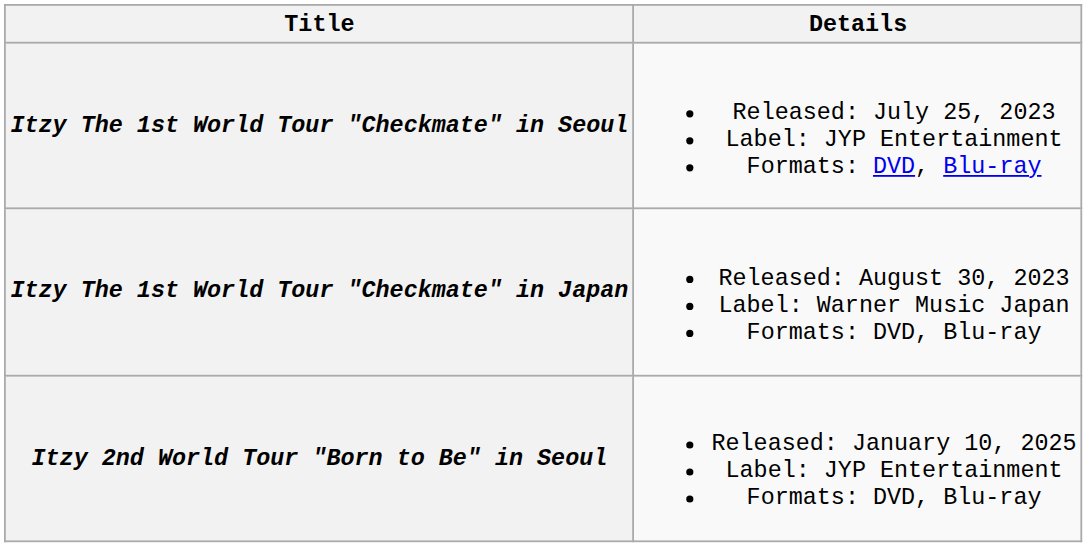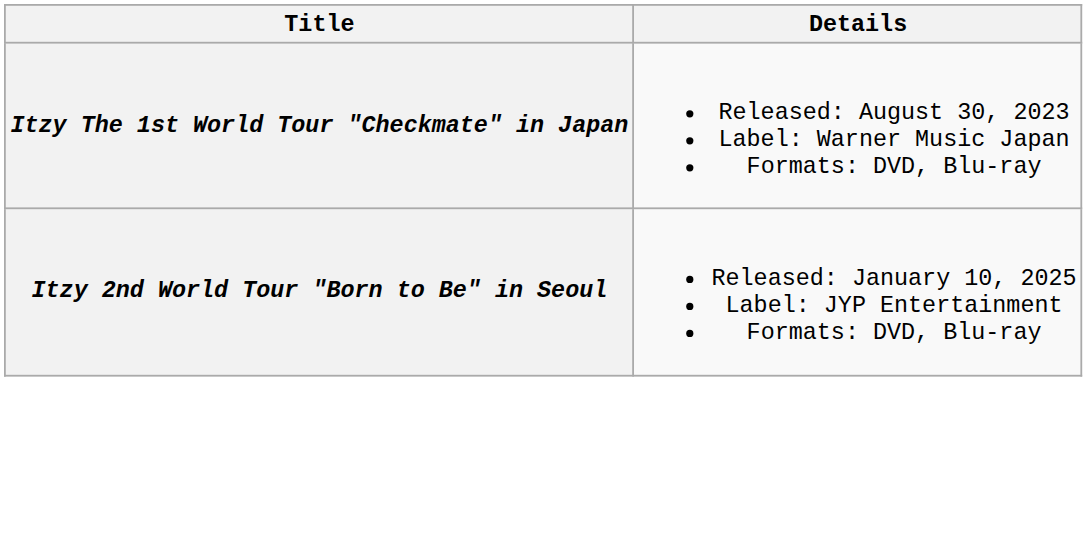- row: (319, 126)
